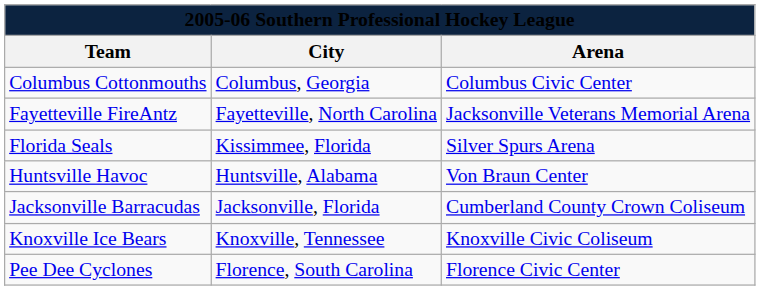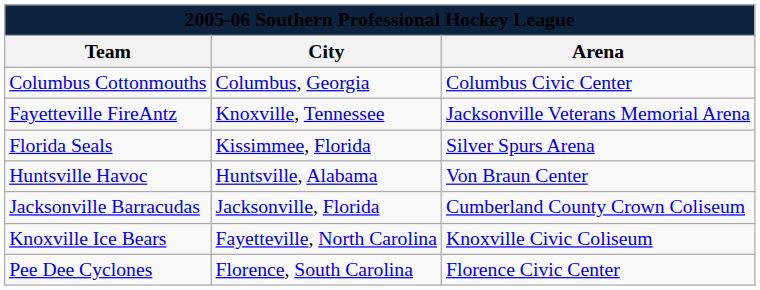(326, 113) Fayetteville, North Carolina -> (300, 113) Knoxville, Tennessee
(300, 238) Knoxville, Tennessee -> (326, 238) Fayetteville, North Carolina
